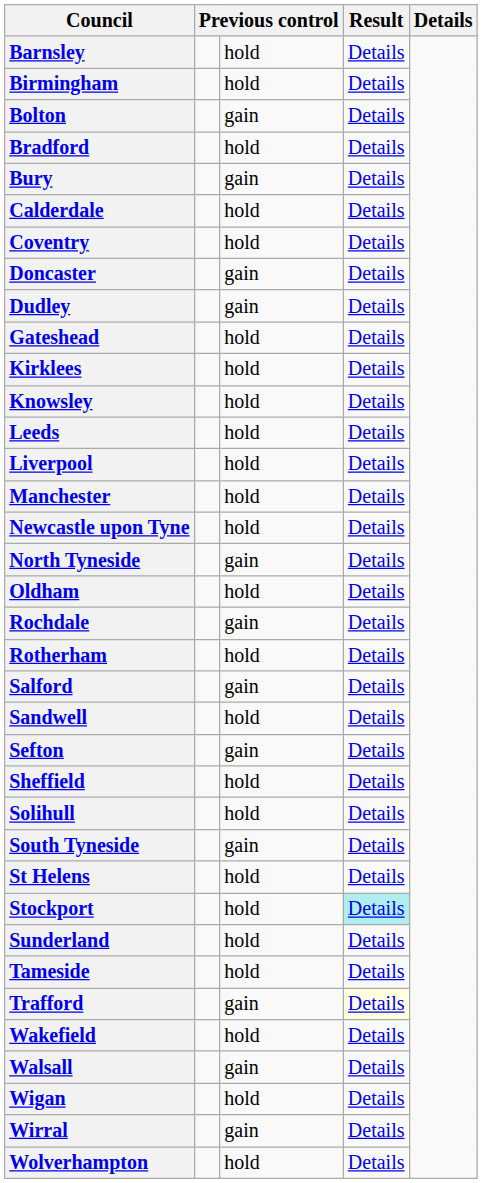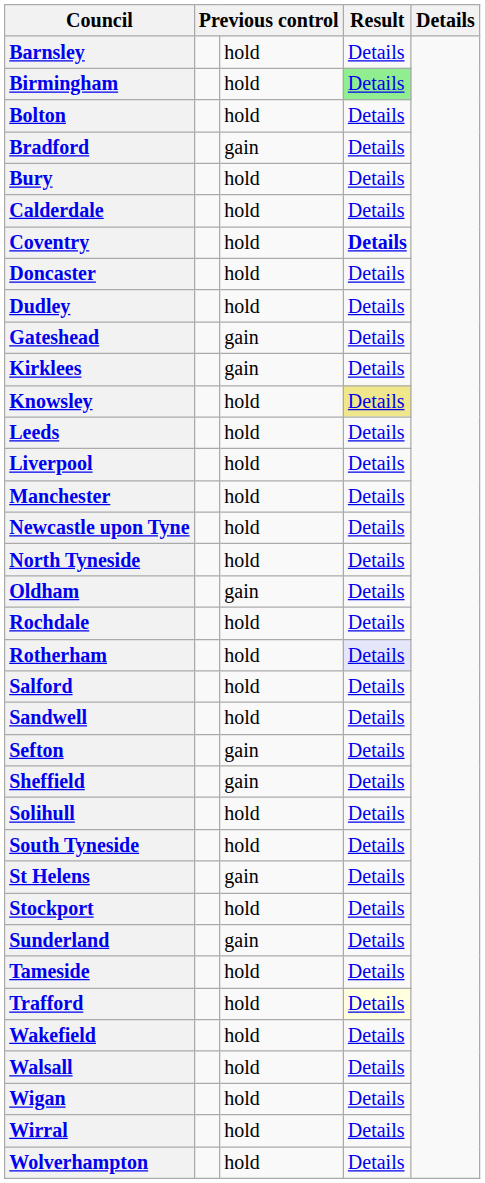(376, 83) no background -> (376, 83) lightgreen background
(241, 115) gain -> (242, 115) hold
(242, 147) hold -> (241, 147) gain
(241, 178) gain -> (242, 178) hold
(376, 242) normal -> (377, 242) bold
(241, 274) gain -> (242, 274) hold
(241, 305) gain -> (242, 305) hold
(242, 337) hold -> (241, 337) gain
(242, 369) hold -> (241, 369) gain
(376, 400) no background -> (376, 400) khaki background
(241, 559) gain -> (242, 559) hold
(242, 591) hold -> (241, 591) gain
(241, 623) gain -> (242, 623) hold
(376, 654) no background -> (376, 654) lavender background
(241, 686) gain -> (242, 686) hold
(242, 781) hold -> (241, 781) gain
(241, 845) gain -> (242, 845) hold
(242, 876) hold -> (241, 876) gain
(376, 908) paleturquoise background -> (376, 908) no background
(242, 940) hold -> (241, 940) gain
(241, 1003) gain -> (242, 1003) hold
(241, 1067) gain -> (242, 1067) hold
(241, 1130) gain -> (242, 1130) hold
